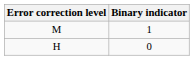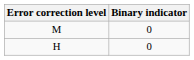(149, 30) 1 -> (149, 30) 0
